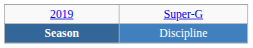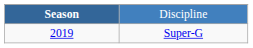rows swapped: (62, 33) <-> (62, 14)
